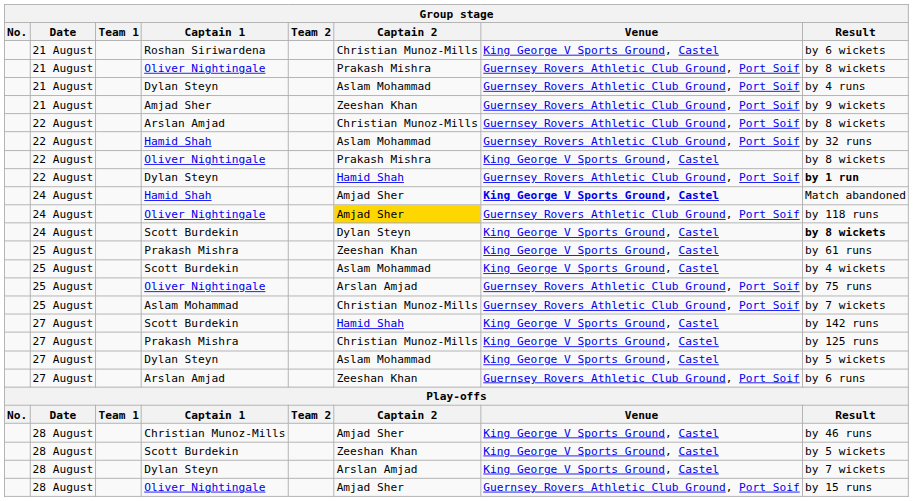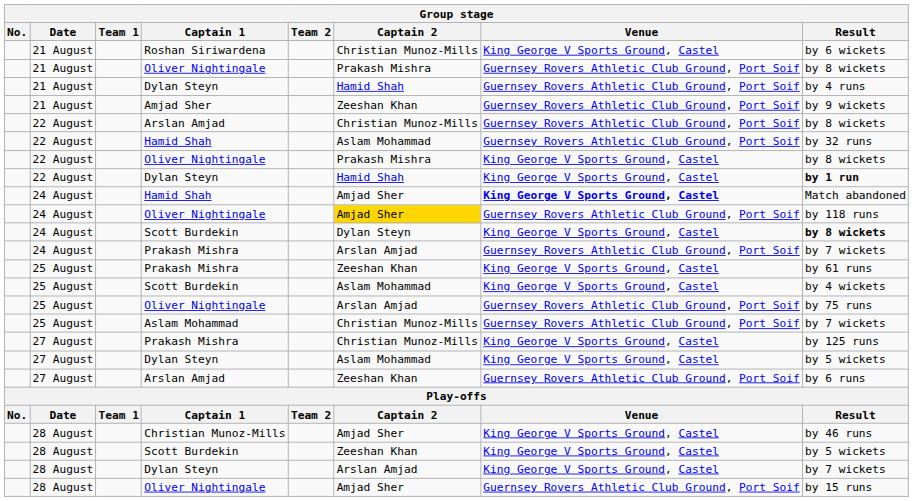(384, 86) Aslam Mohammad -> (370, 86) Hamid Shah
(642, 178) Guernsey Rovers Athletic Club Ground, Port Soif -> (601, 178) King George V Sports Ground, Castel
+ row: (63, 250)
- row: (63, 323)
